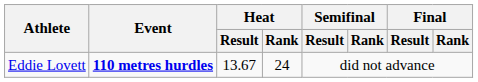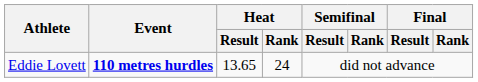(239, 65) 13.67 -> (239, 65) 13.65
